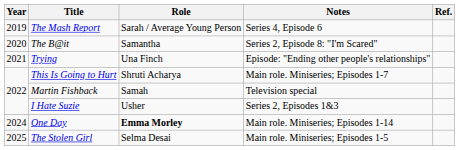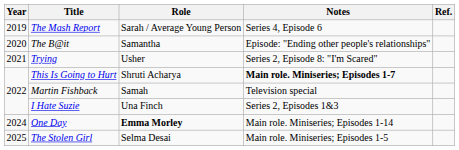(312, 43) Series 2, Episode 8: "I'm Scared" -> (338, 43) Episode: "Ending other people's relationships"
(142, 59) Una Finch -> (133, 59) Usher
(338, 59) Episode: "Ending other people's relationships" -> (312, 59) Series 2, Episode 8: "I'm Scared"
(317, 75) normal -> (321, 75) bold
(133, 106) Usher -> (142, 106) Una Finch
